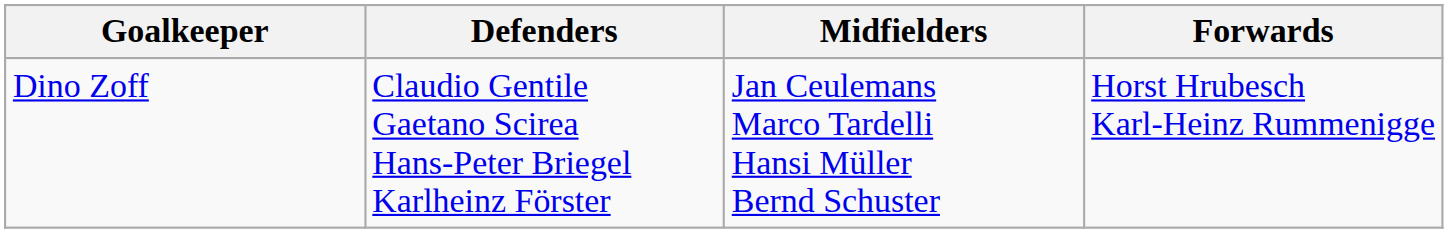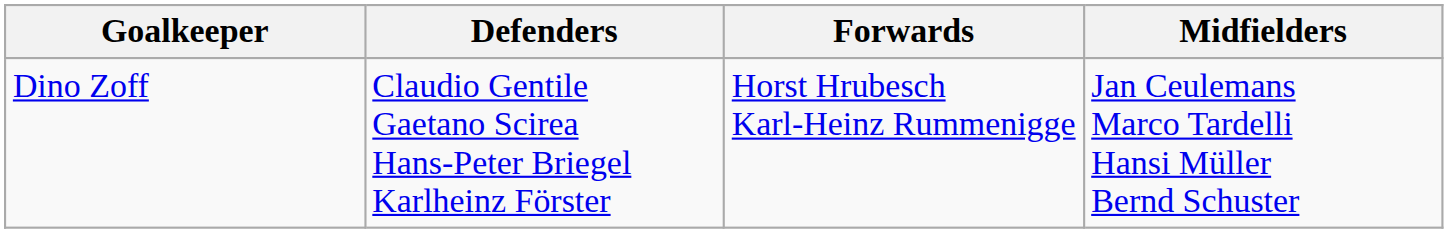columns swapped: (904, 31) <-> (1263, 31)
